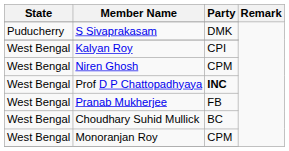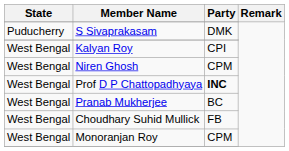(215, 102) FB -> (215, 102) BC
(215, 119) BC -> (215, 119) FB
